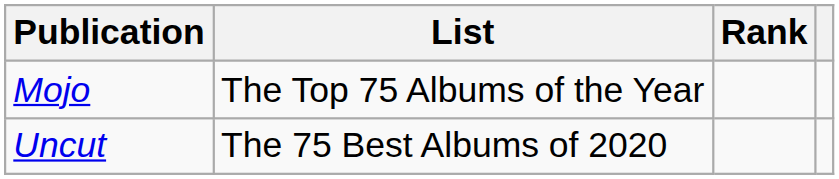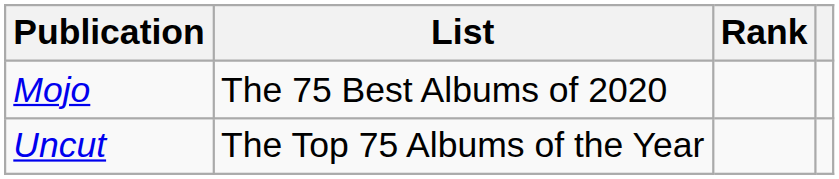(463, 88) The Top 75 Albums of the Year -> (444, 88) The 75 Best Albums of 2020
(444, 145) The 75 Best Albums of 2020 -> (463, 145) The Top 75 Albums of the Year
